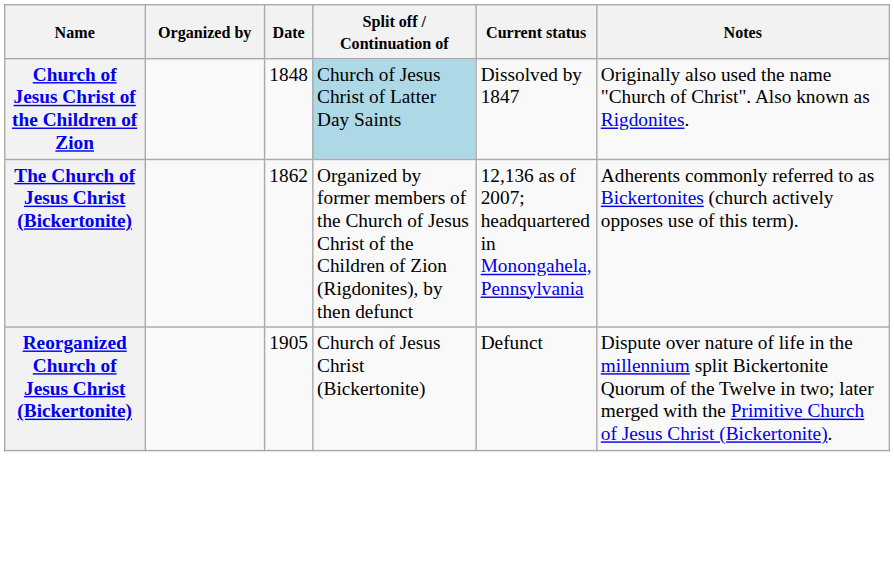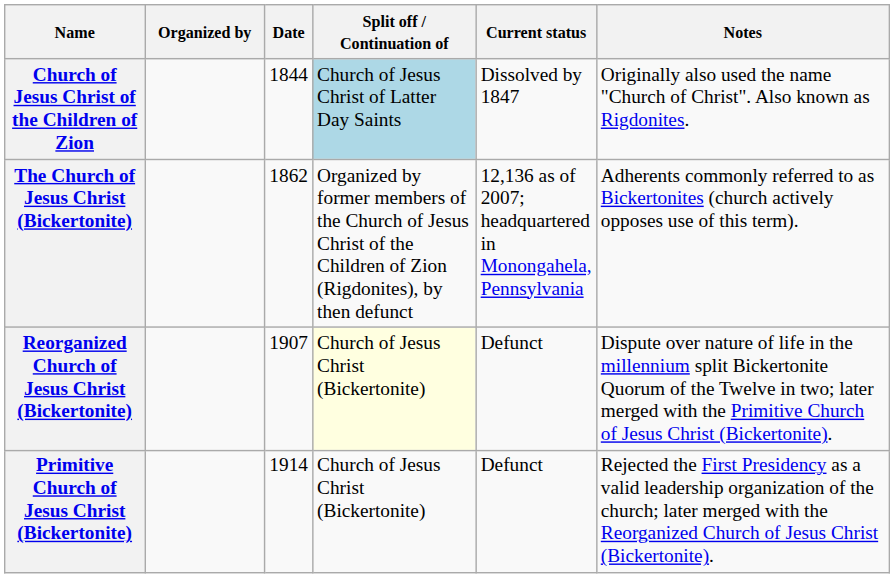(289, 74) 1848 -> (289, 74) 1844
(289, 342) 1905 -> (289, 342) 1907
(379, 365) no background -> (379, 365) lightyellow background
+ row: (75, 499)
